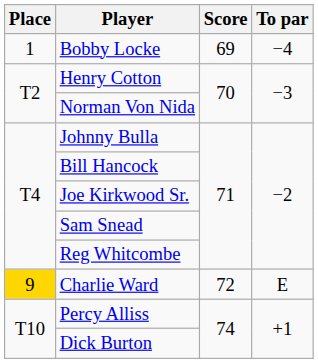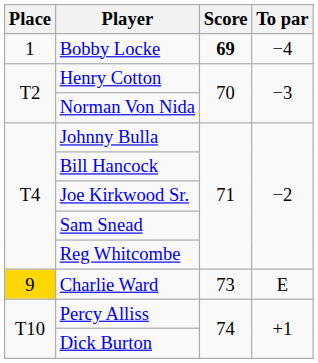(226, 48) normal -> (226, 48) bold
(226, 284) 72 -> (226, 284) 73
